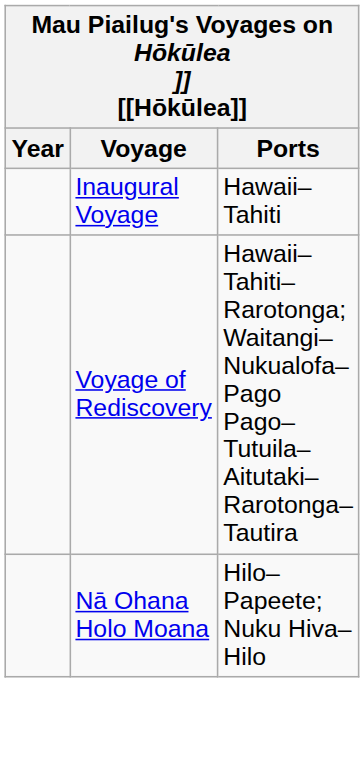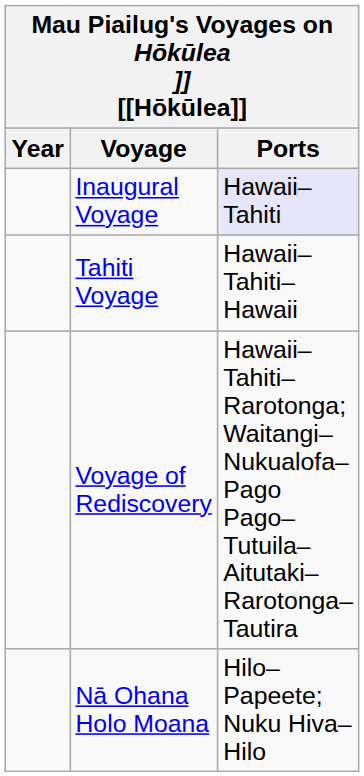(267, 201) no background -> (267, 201) lavender background
+ row: (117, 282)
